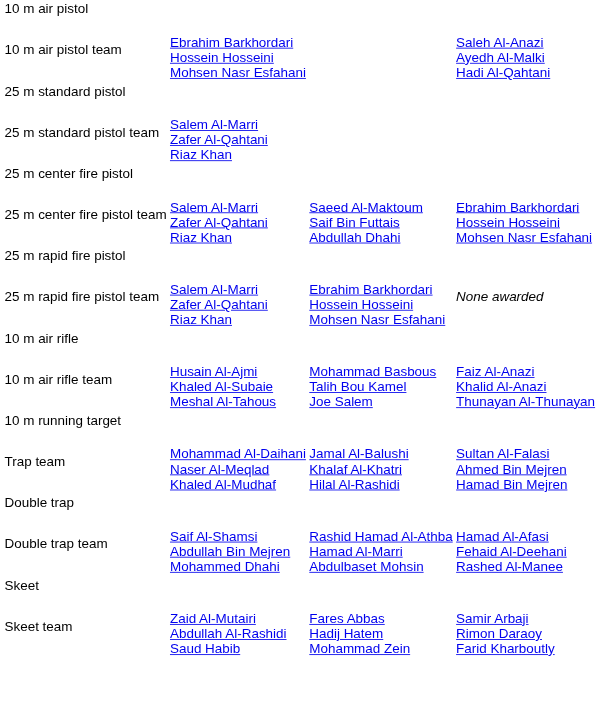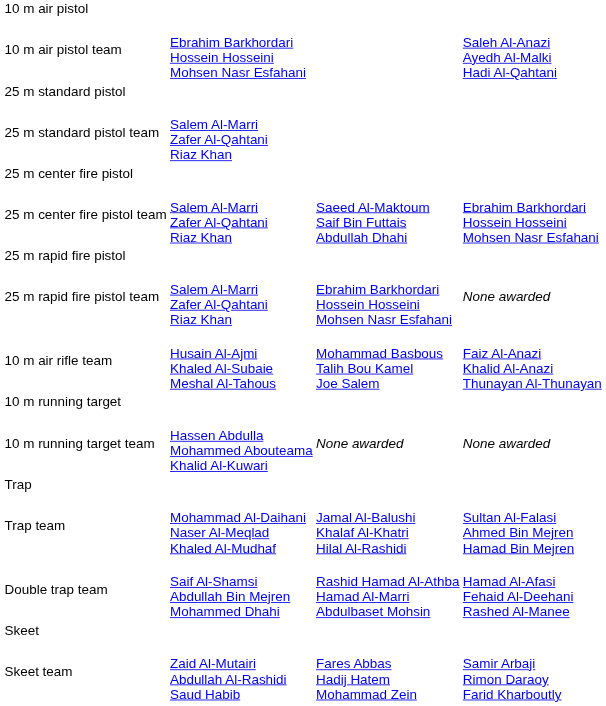- row: (41, 338)
+ row: (80, 443)
+ row: (18, 484)
- row: (39, 503)
